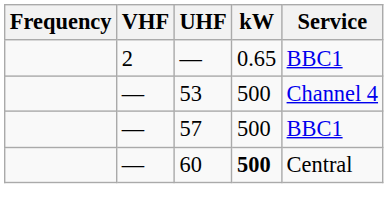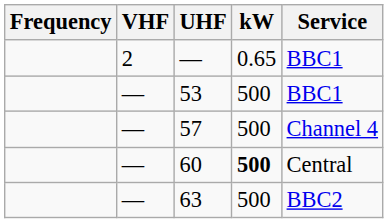(332, 93) Channel 4 -> (315, 93) BBC1
(315, 128) BBC1 -> (332, 128) Channel 4
+ row: (191, 199)
